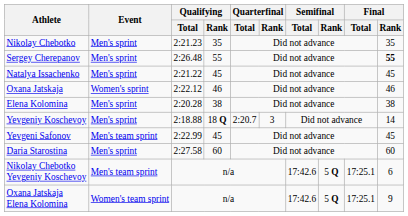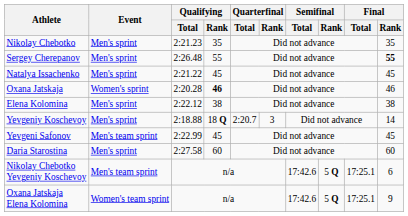(188, 89) 2:22.12 -> (188, 89) 2:20.28
(217, 89) normal -> (217, 89) bold
(188, 105) 2:20.28 -> (188, 105) 2:22.12
